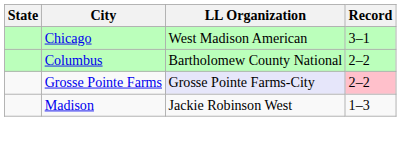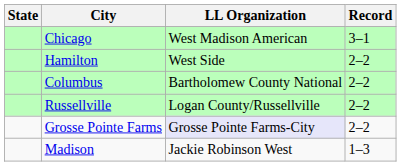+ row: (71, 60)
+ row: (78, 104)
(359, 82) pink background -> (359, 127) no background
